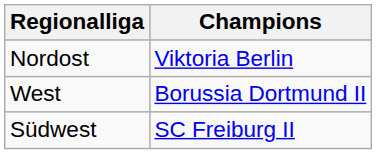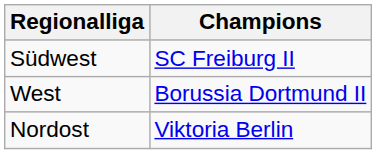rows swapped: (53, 129) <-> (49, 58)
